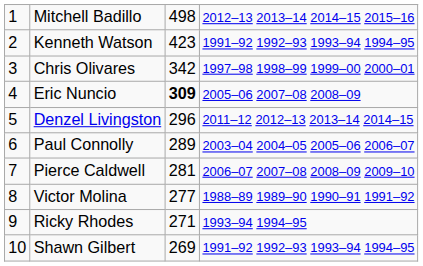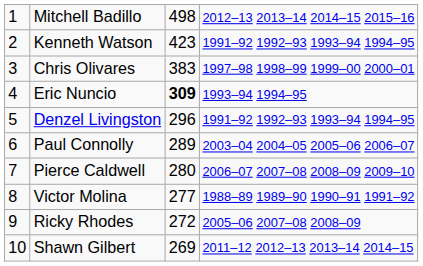(182, 68) 342 -> (182, 68) 383
(282, 94) 2005–06 2007–08 2008–09 -> (255, 94) 1993–94 1994–95
(308, 120) 2011–12 2012–13 2013–14 2014–15 -> (308, 120) 1991–92 1992–93 1993–94 1994–95
(182, 171) 281 -> (182, 171) 280
(182, 222) 271 -> (182, 222) 272
(255, 222) 1993–94 1994–95 -> (282, 222) 2005–06 2007–08 2008–09
(308, 248) 1991–92 1992–93 1993–94 1994–95 -> (308, 248) 2011–12 2012–13 2013–14 2014–15
